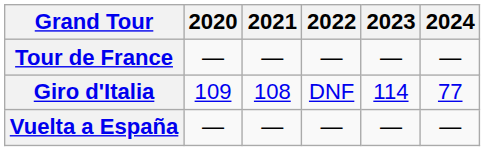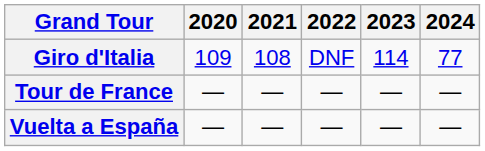rows swapped: (94, 92) <-> (94, 57)
